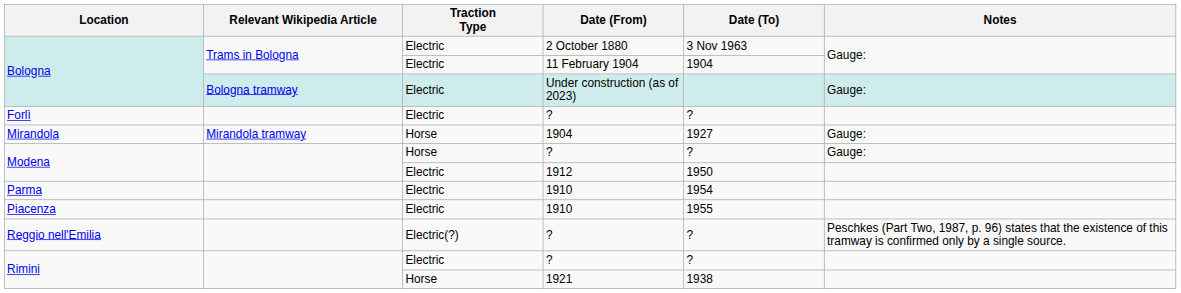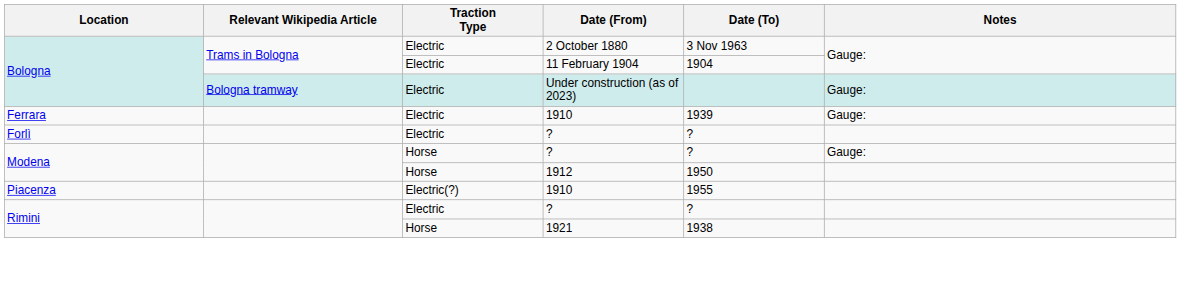+ row: (27, 115)
- row: (33, 134)
(425, 171) Electric -> (421, 171) Horse
- row: (25, 190)
(425, 209) Electric -> (432, 190) Electric(?)
- row: (54, 234)
